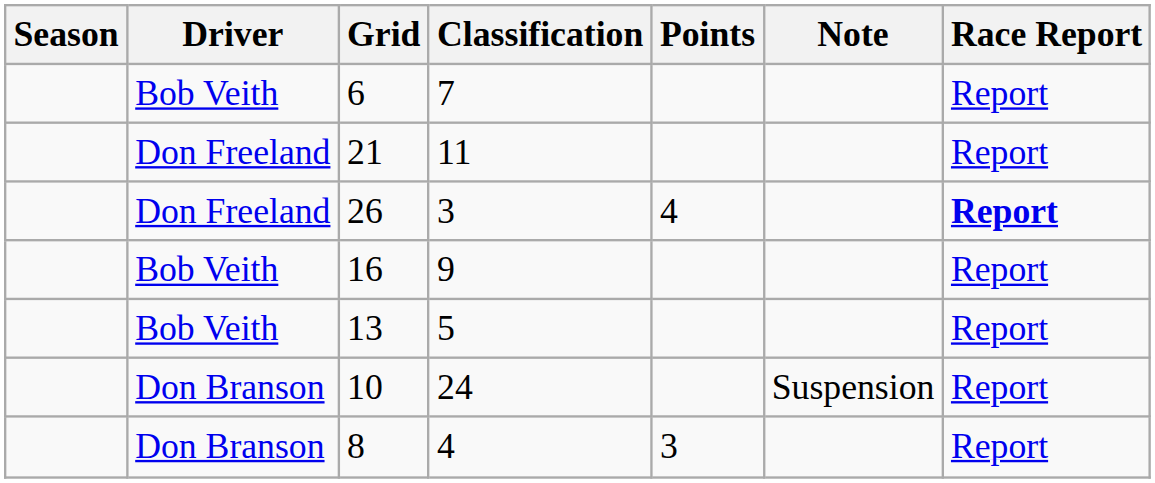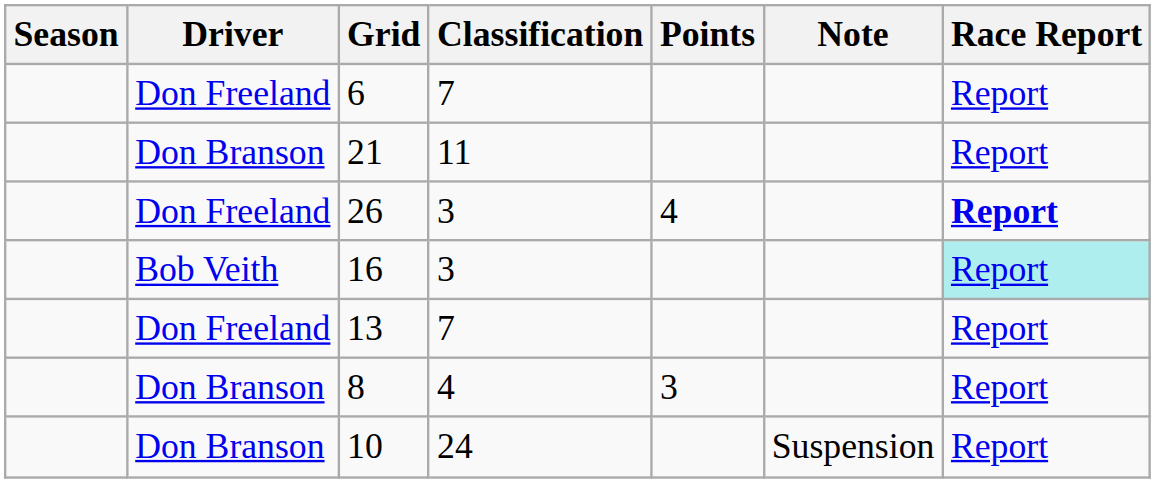(207, 93) Bob Veith -> (233, 93) Don Freeland
(233, 151) Don Freeland -> (230, 151) Don Branson
(446, 269) 9 -> (446, 269) 3
(1000, 269) no background -> (1000, 269) paleturquoise background
(207, 328) Bob Veith -> (233, 328) Don Freeland
(446, 328) 5 -> (446, 328) 7
rows swapped: (365, 387) <-> (356, 446)
